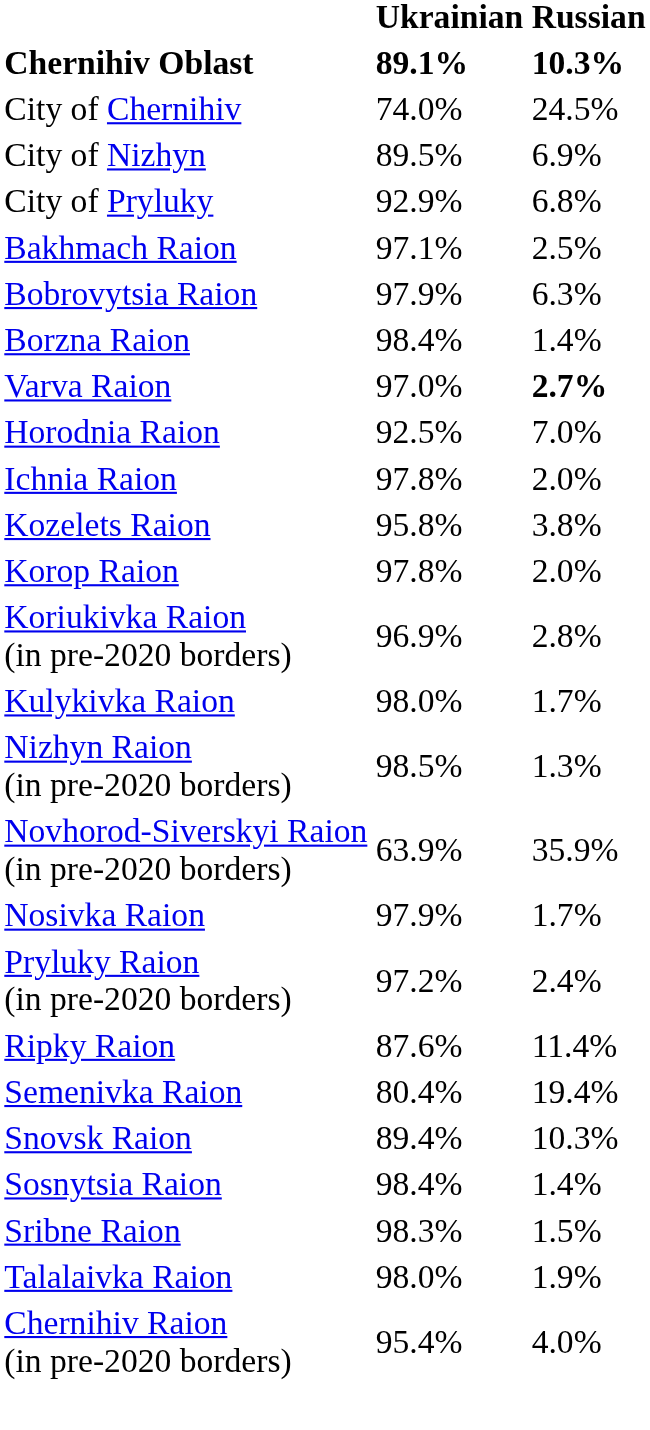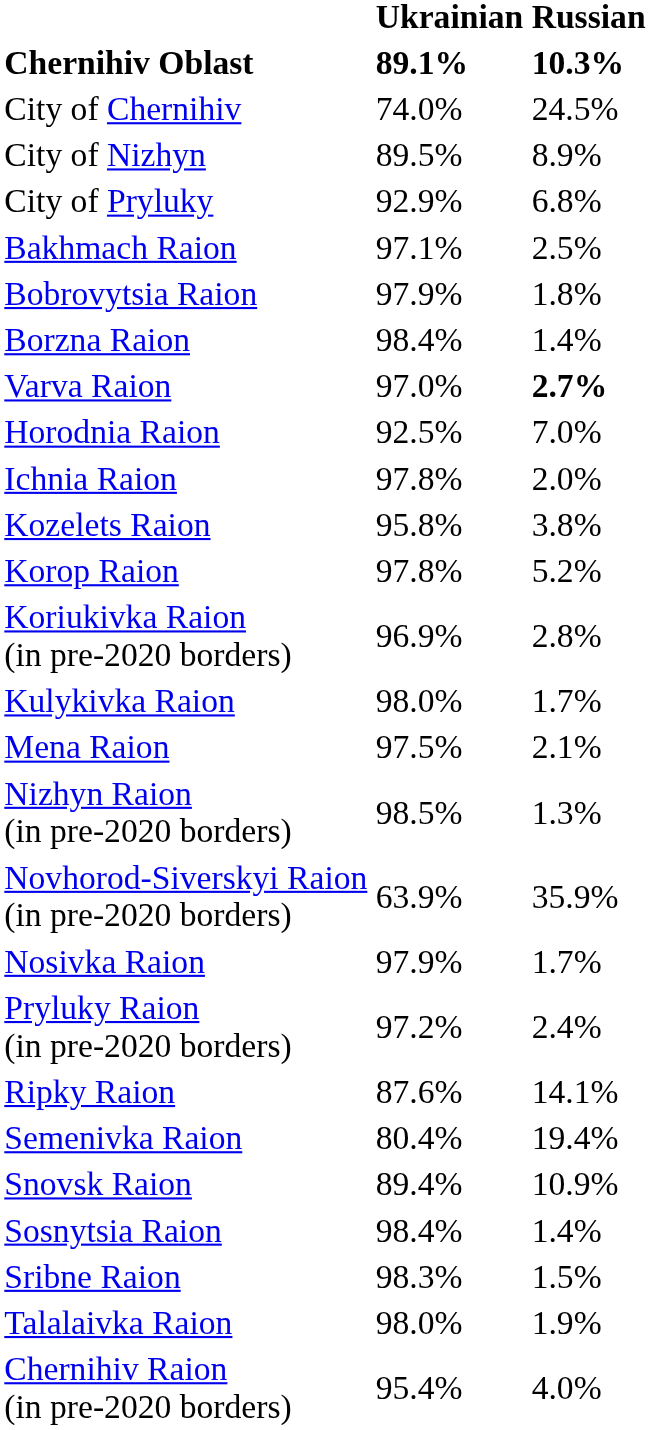(567, 155) 6.9% -> (567, 155) 8.9%
(567, 293) 6.3% -> (567, 293) 1.8%
(567, 571) 2.0% -> (567, 571) 5.2%
+ row: (87, 747)
(574, 1045) 11.4% -> (575, 1091) 14.1%
(575, 1138) 10.3% -> (575, 1184) 10.9%
